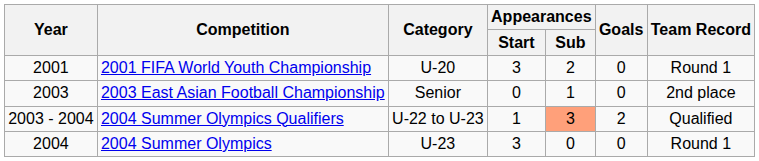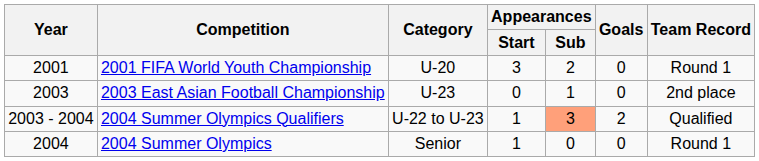(438, 93) Senior -> (438, 93) U-23
(438, 144) U-23 -> (438, 144) Senior
(516, 144) 3 -> (516, 144) 1
